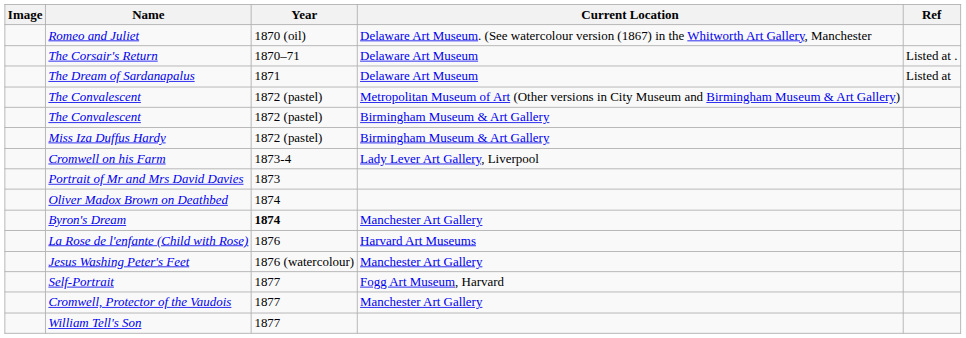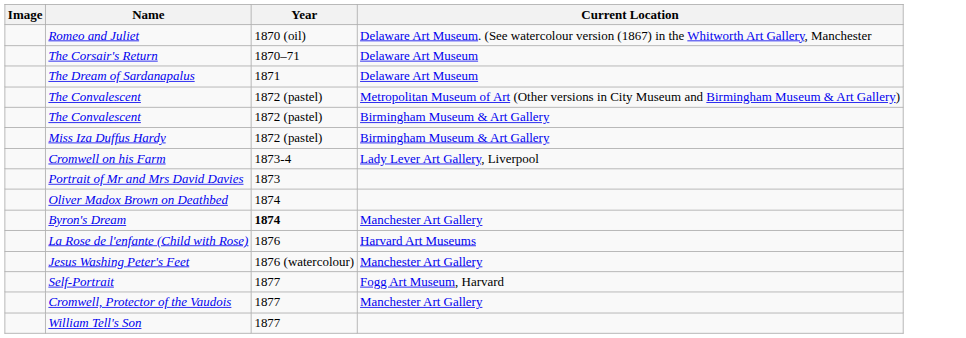- column: (932, 14)
